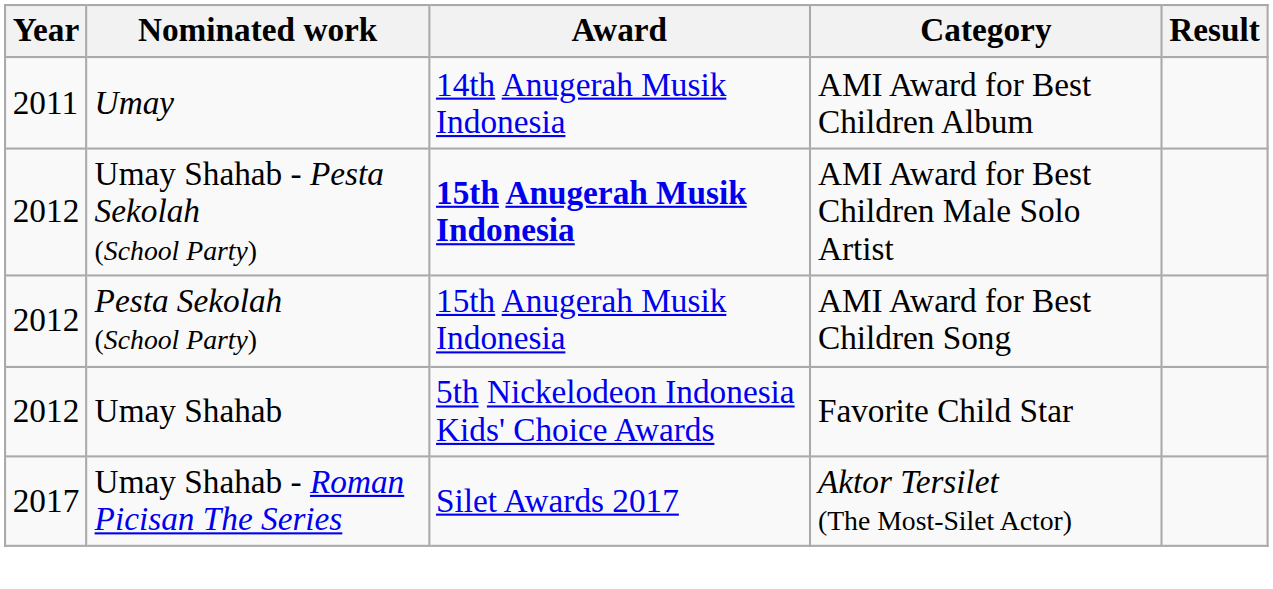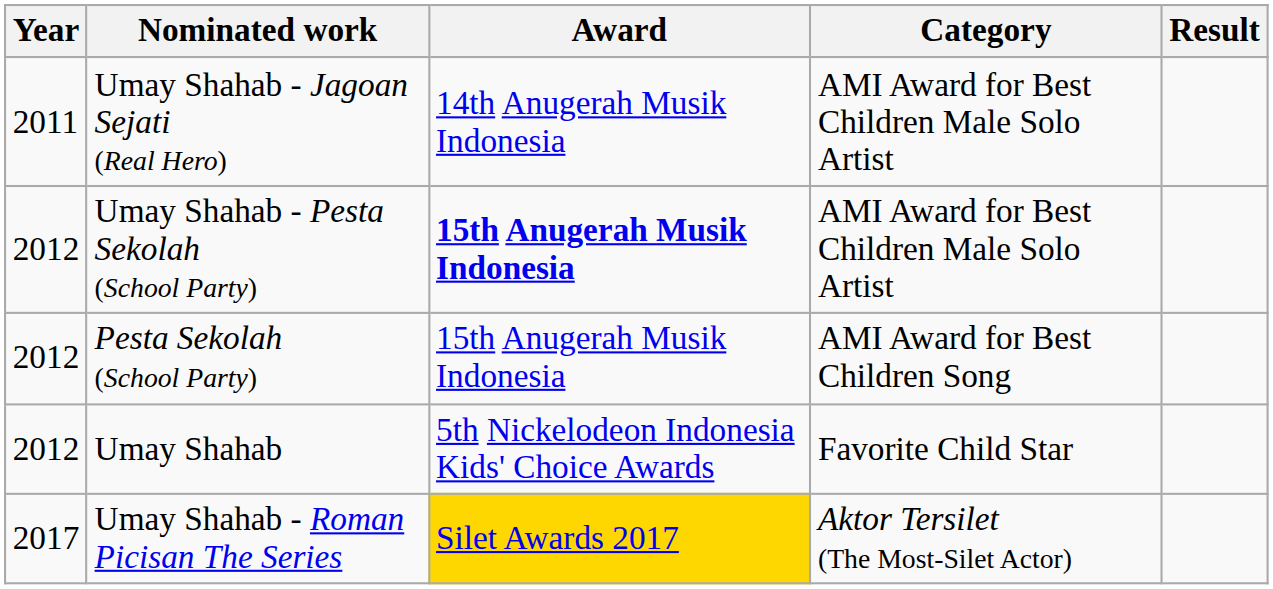- row: (134, 102)
+ row: (251, 121)
(557, 500) no background -> (557, 538) gold background
